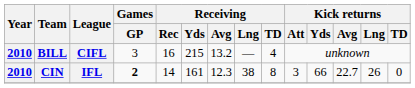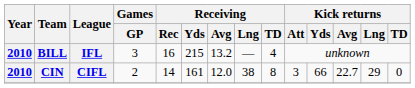(92, 53) CIFL -> (92, 53) IFL
(92, 72) IFL -> (92, 72) CIFL
(135, 72) bold -> (135, 72) normal
(221, 72) 12.3 -> (221, 72) 12.0
(374, 72) 26 -> (374, 72) 29
